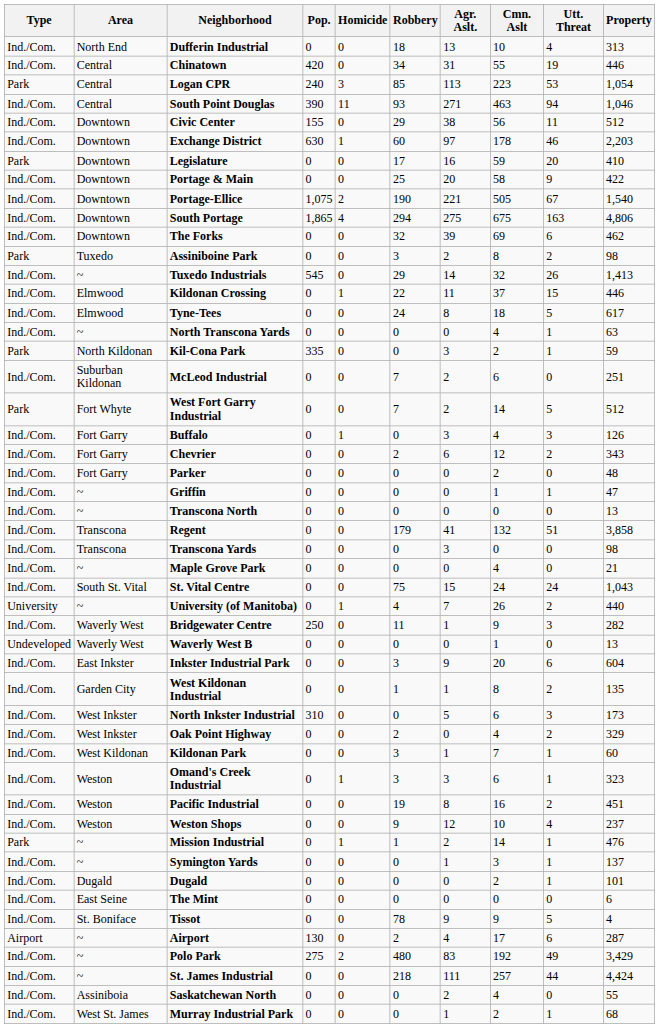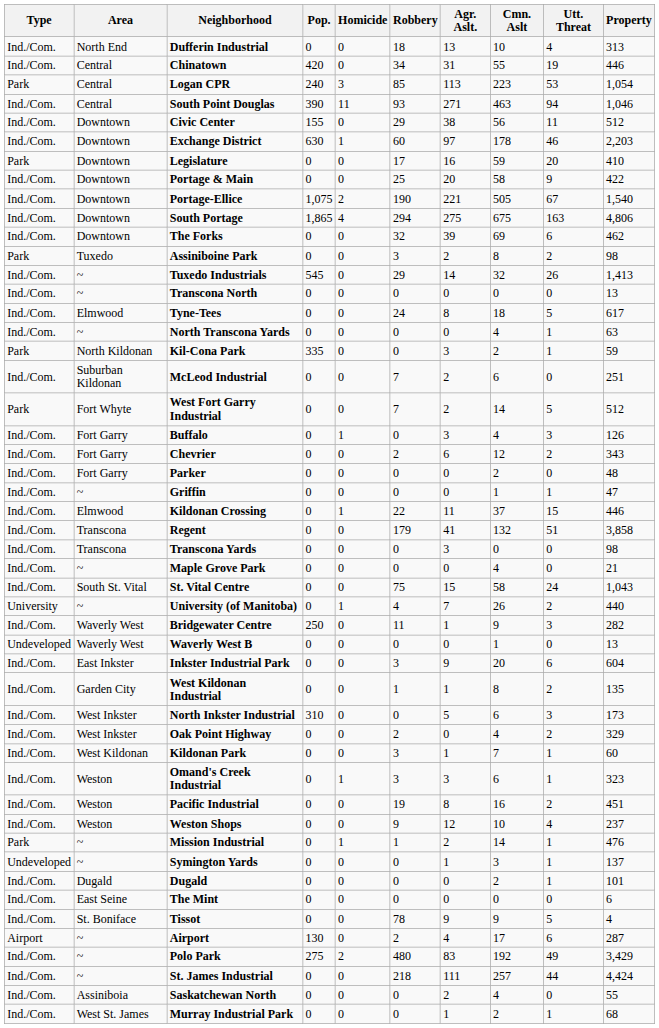rows swapped: (218, 293) <-> (214, 511)
(499, 587) 24 -> (499, 587) 58
(31, 861) Ind./Com. -> (39, 861) Undeveloped
